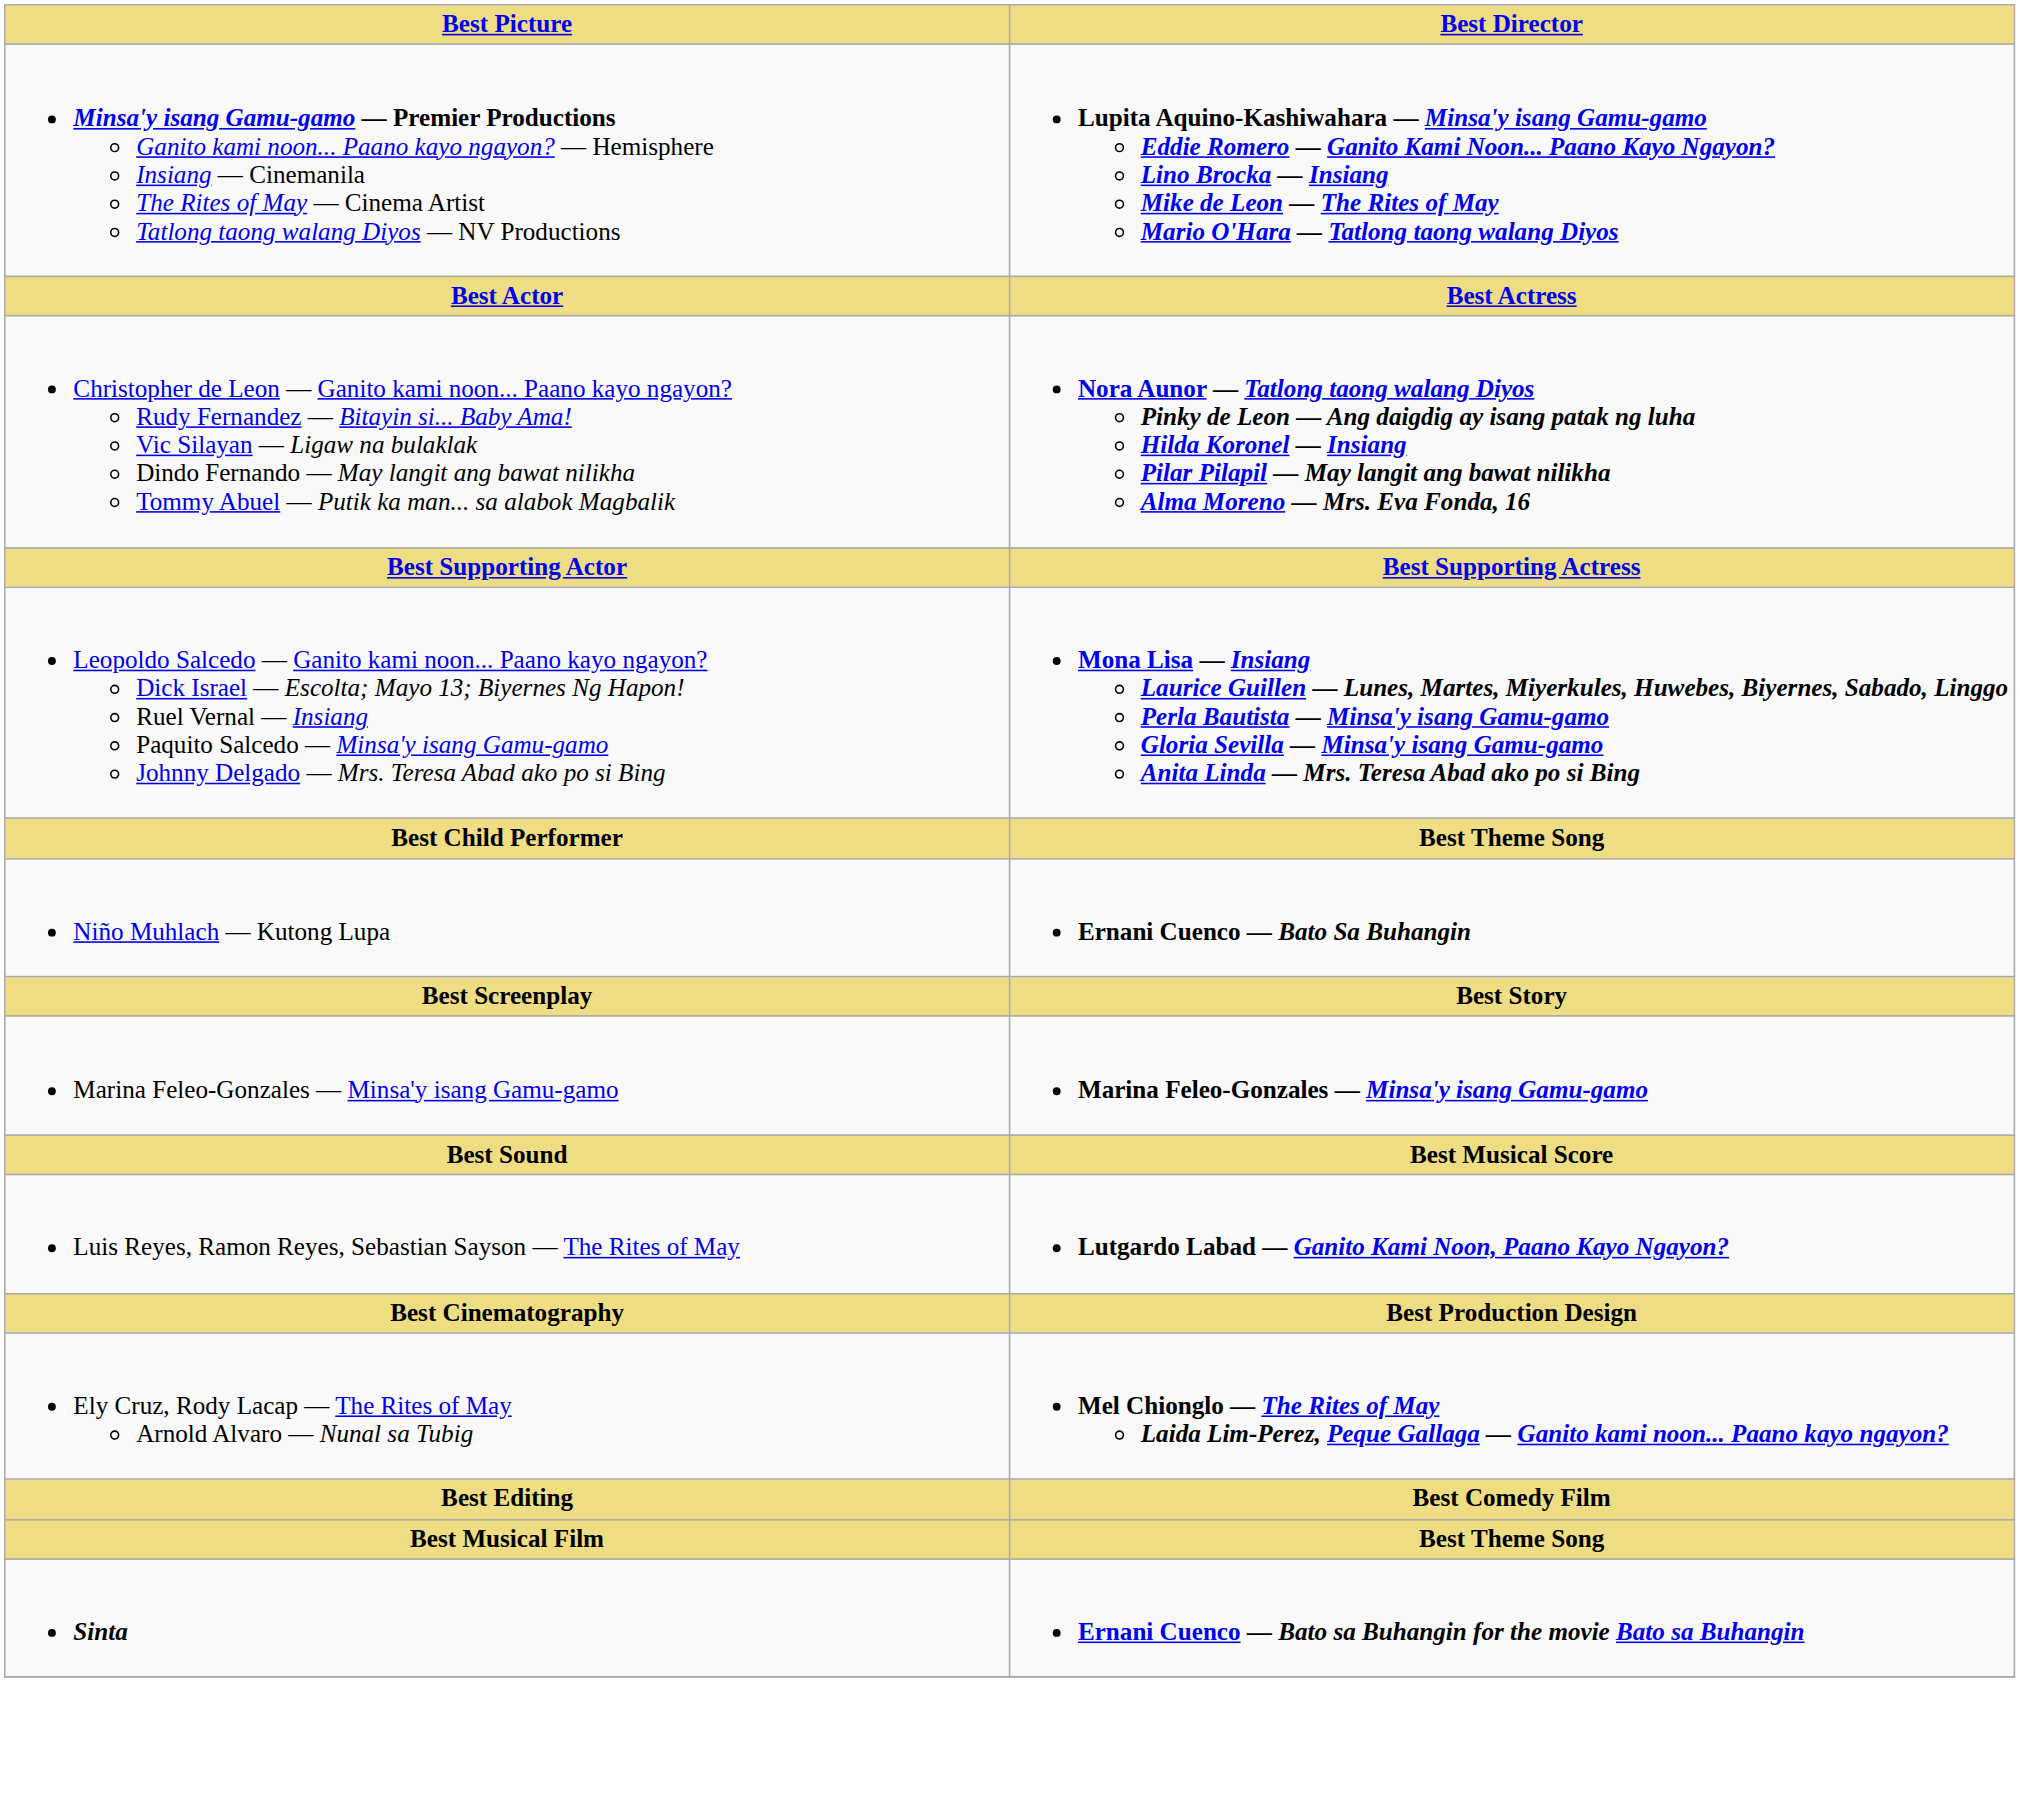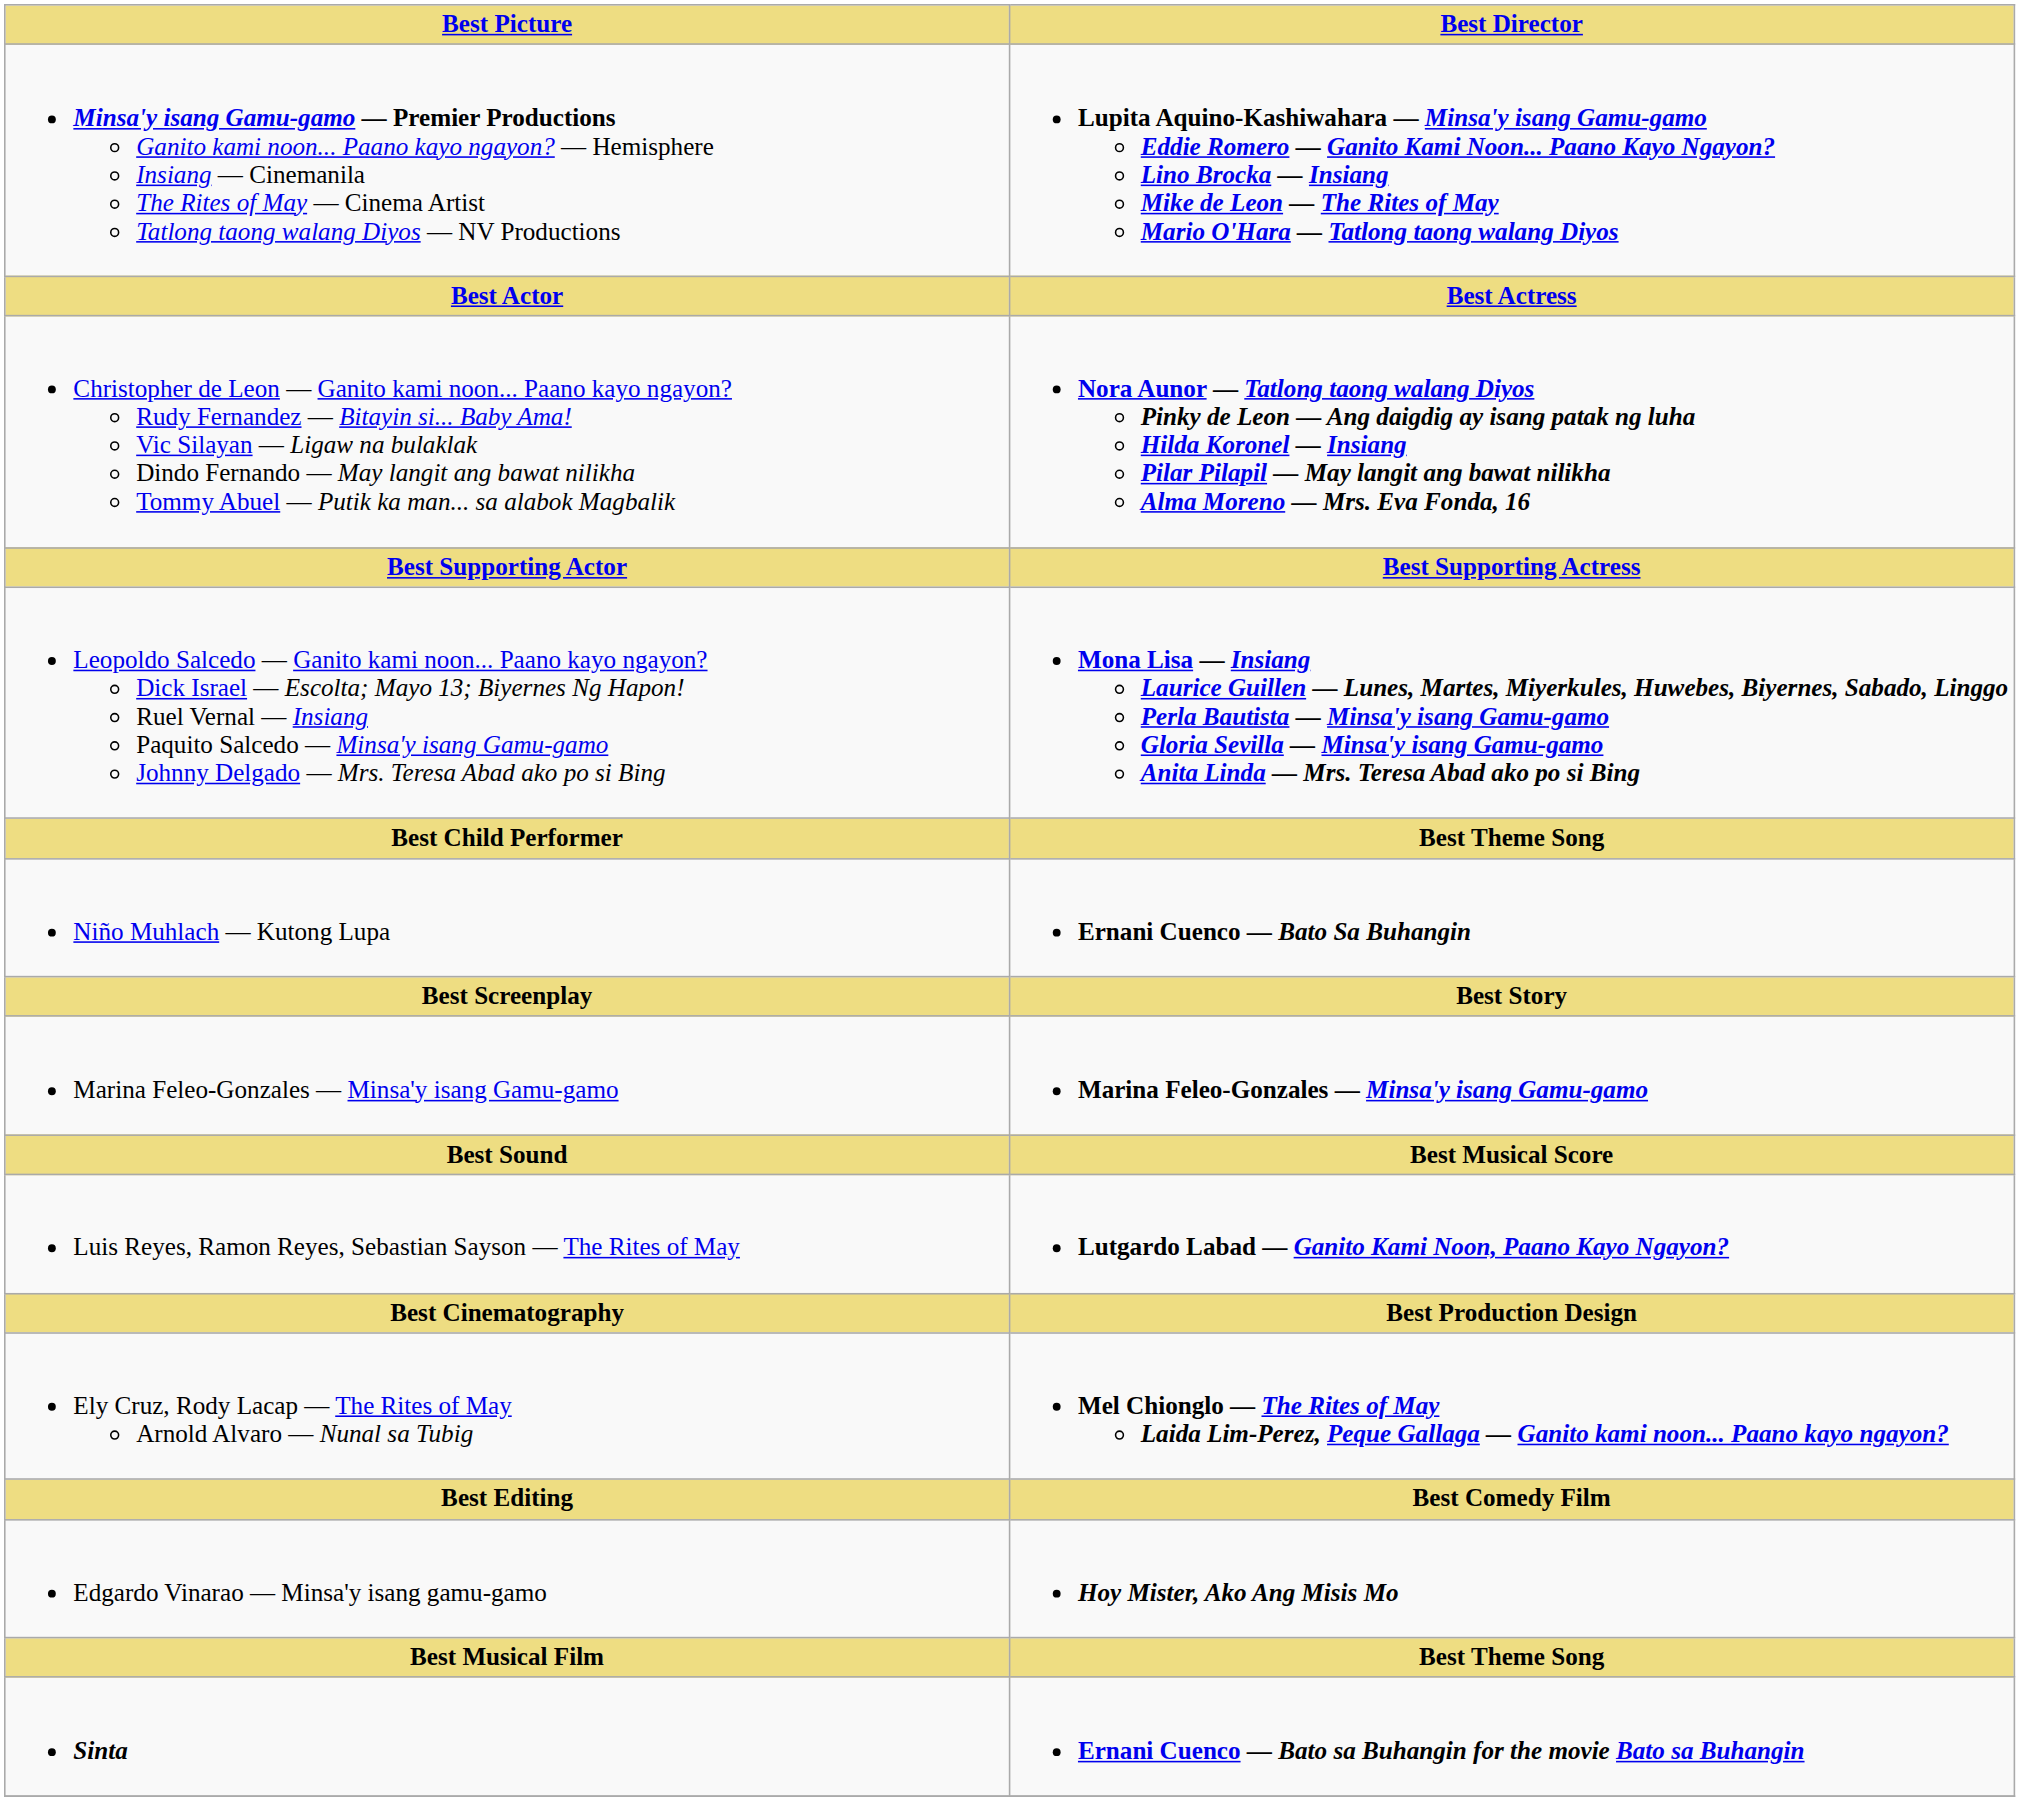+ row: (507, 1593)
